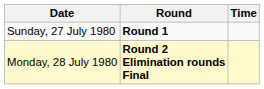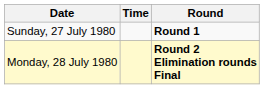columns swapped: (244, 13) <-> (174, 13)
